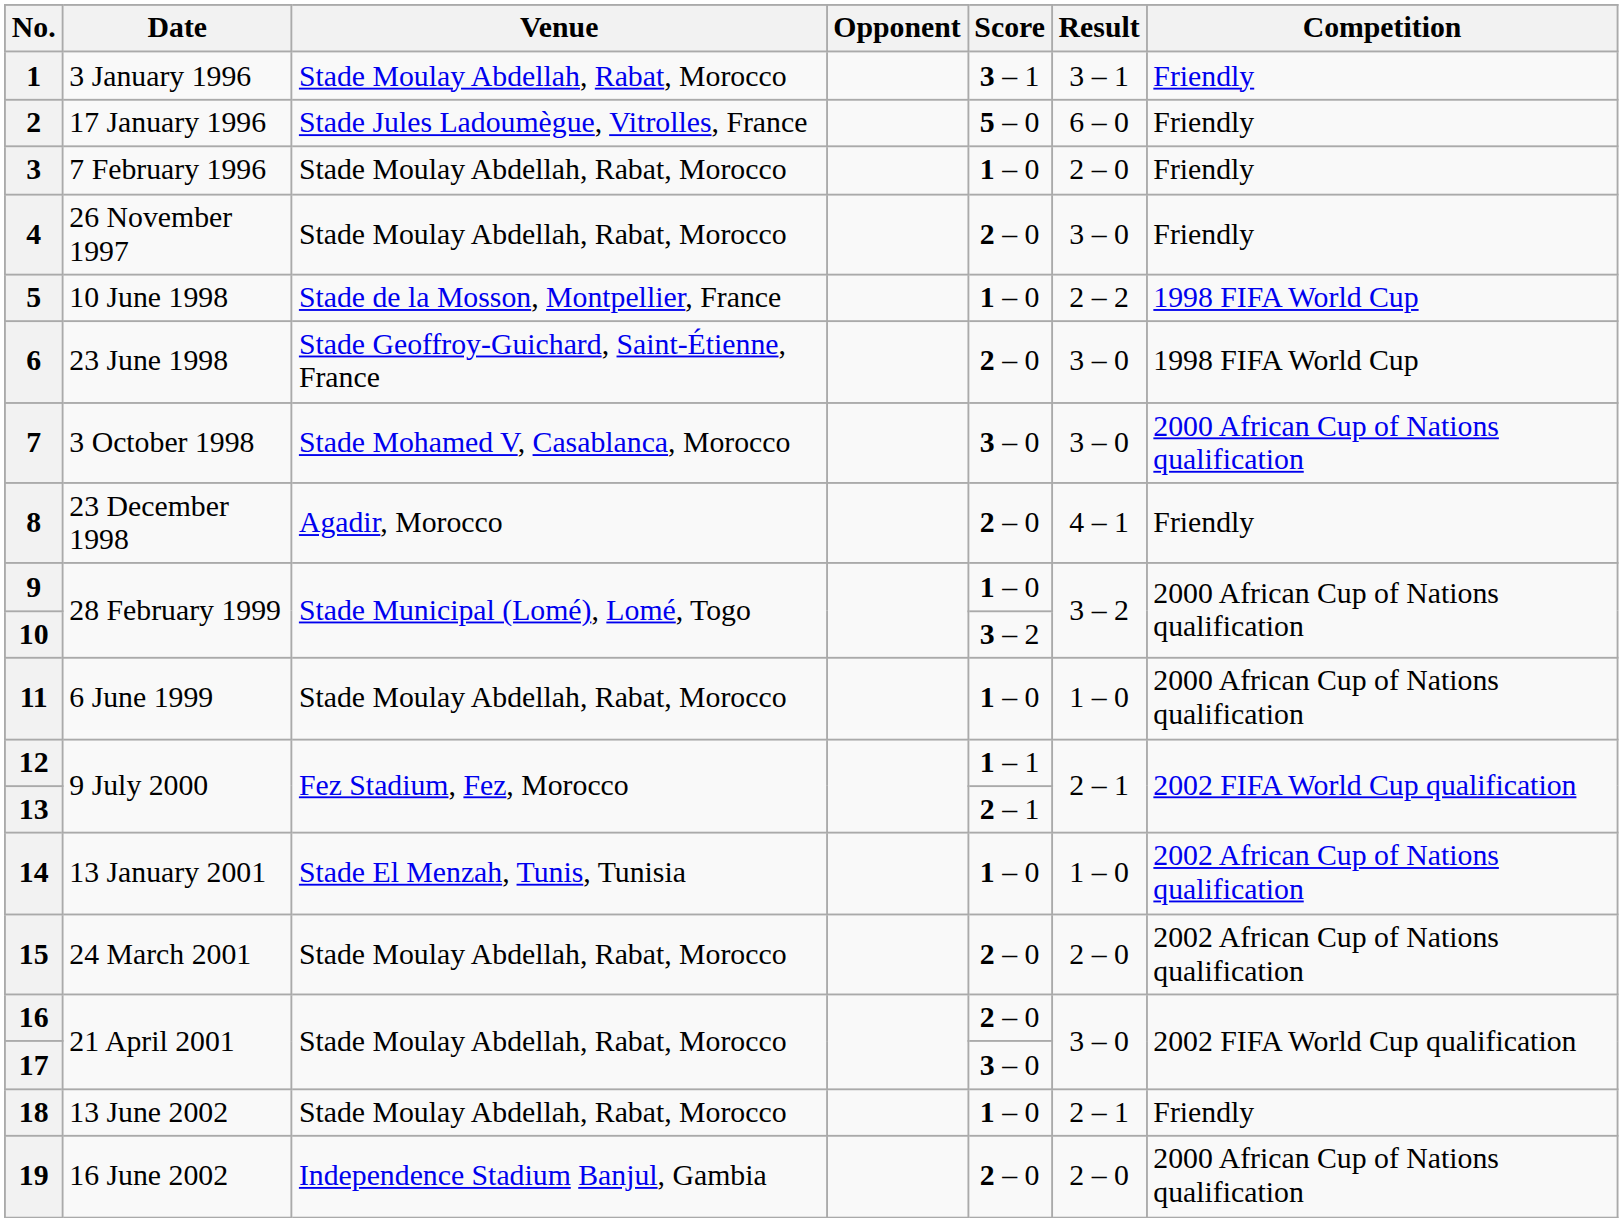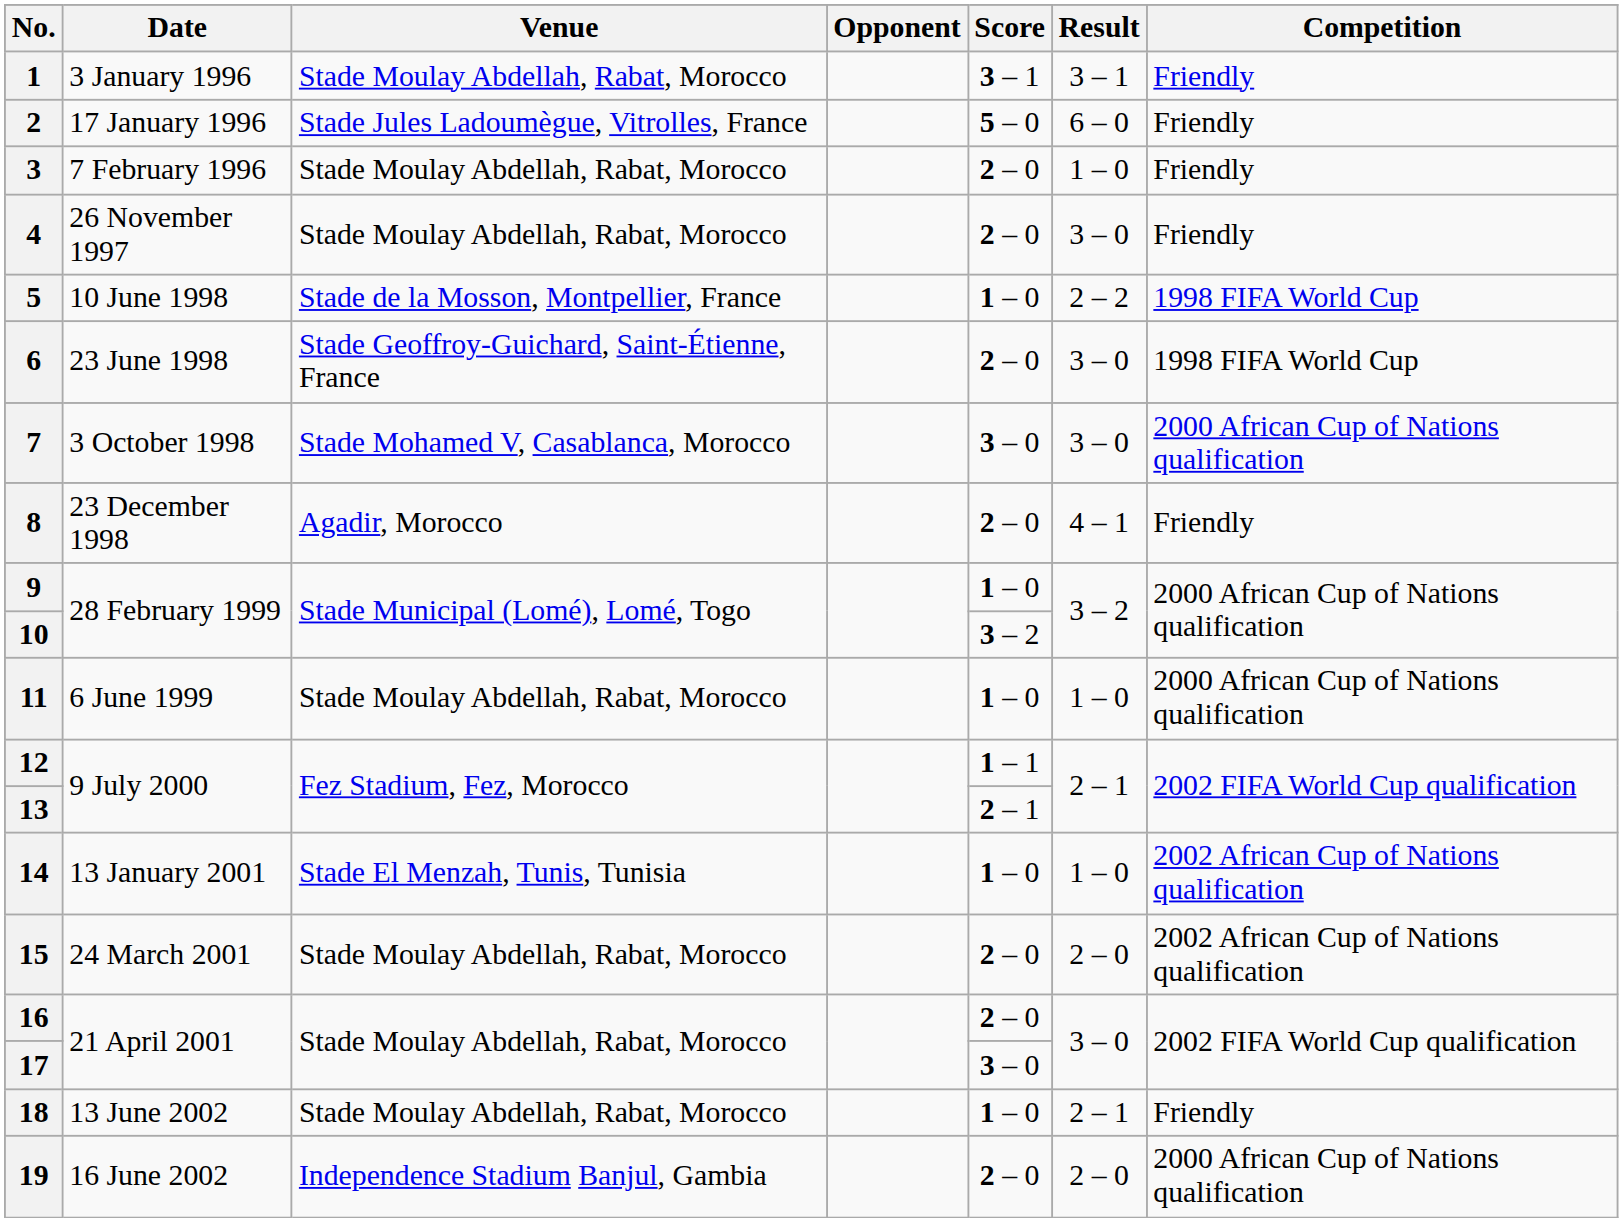(1010, 169) 1 – 0 -> (1010, 169) 2 – 0
(1099, 169) 2 – 0 -> (1099, 169) 1 – 0
